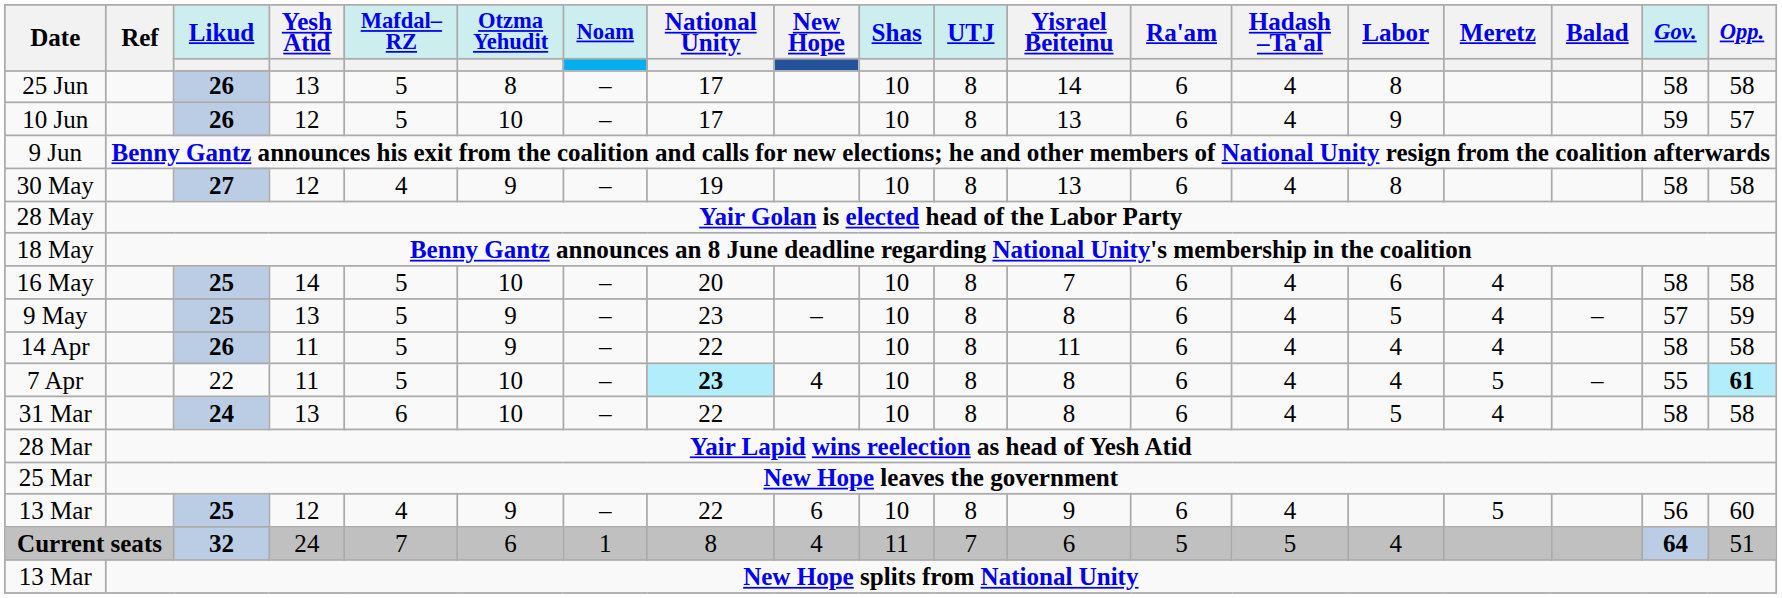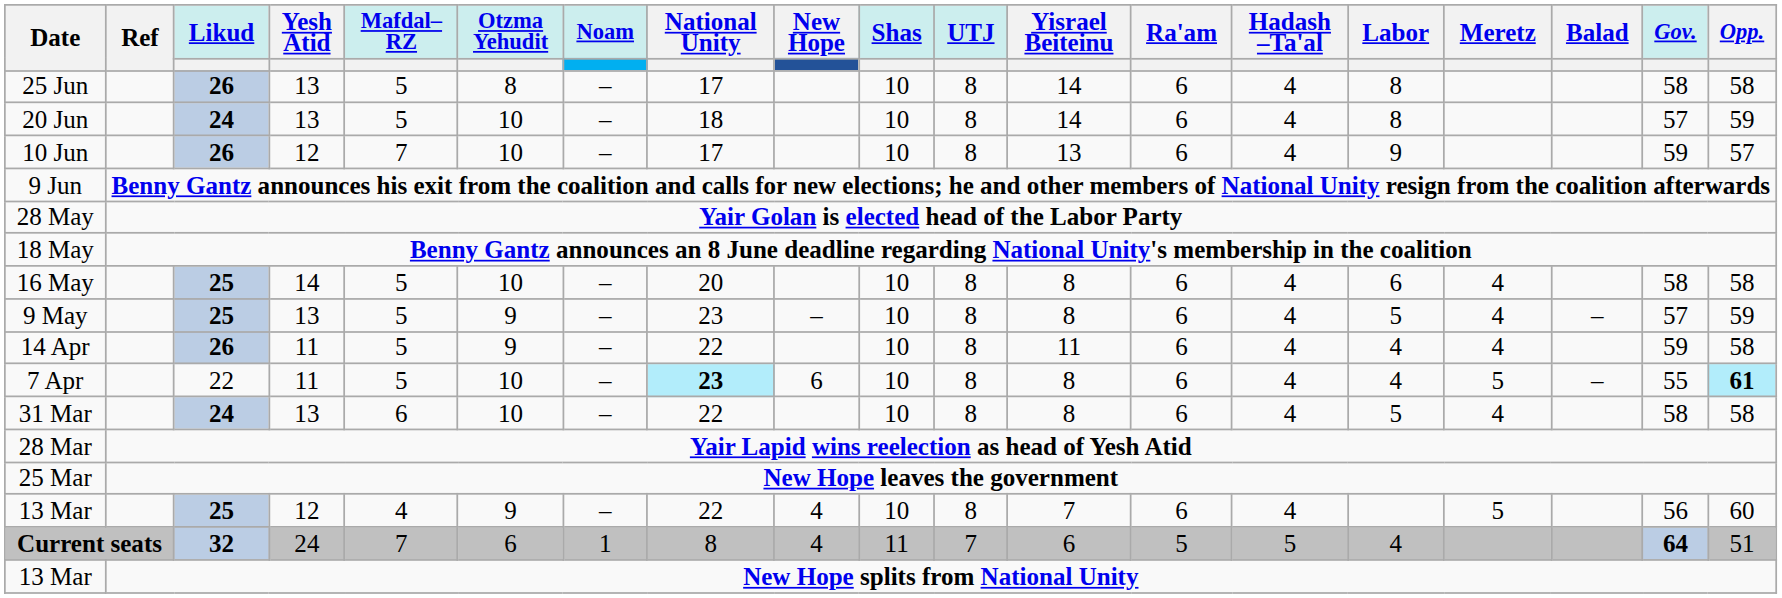+ row: (55, 119)
(401, 119) 5 -> (401, 152) 7
- row: (55, 185)
(1069, 283) 7 -> (1069, 283) 8
(1675, 348) 58 -> (1675, 348) 59
(816, 380) 4 -> (816, 380) 6
(816, 511) 6 -> (816, 511) 4
(1069, 511) 9 -> (1069, 511) 7
